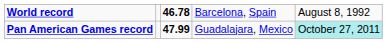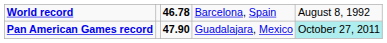(176, 30) 47.99 -> (176, 30) 47.90
